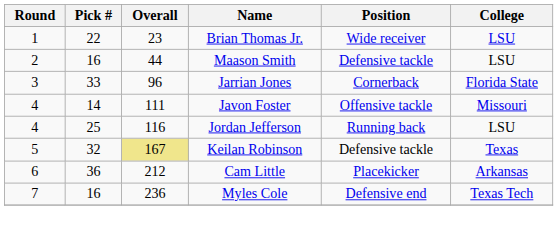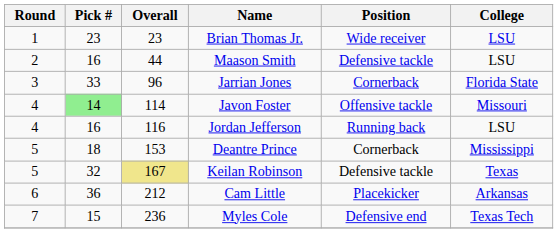(93, 37) 22 -> (93, 37) 23
(93, 104) no background -> (93, 104) lightgreen background
(155, 104) 111 -> (155, 104) 114
(93, 127) 25 -> (93, 127) 16
+ row: (255, 149)
(93, 194) 16 -> (93, 216) 15
